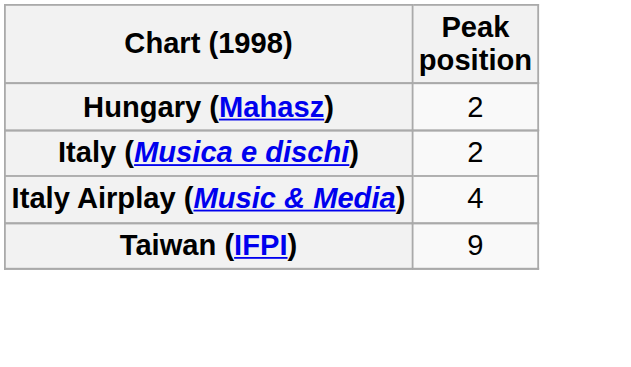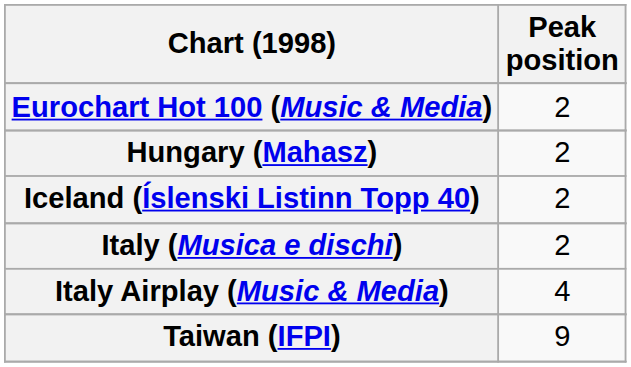+ row: (252, 106)
+ row: (252, 198)
